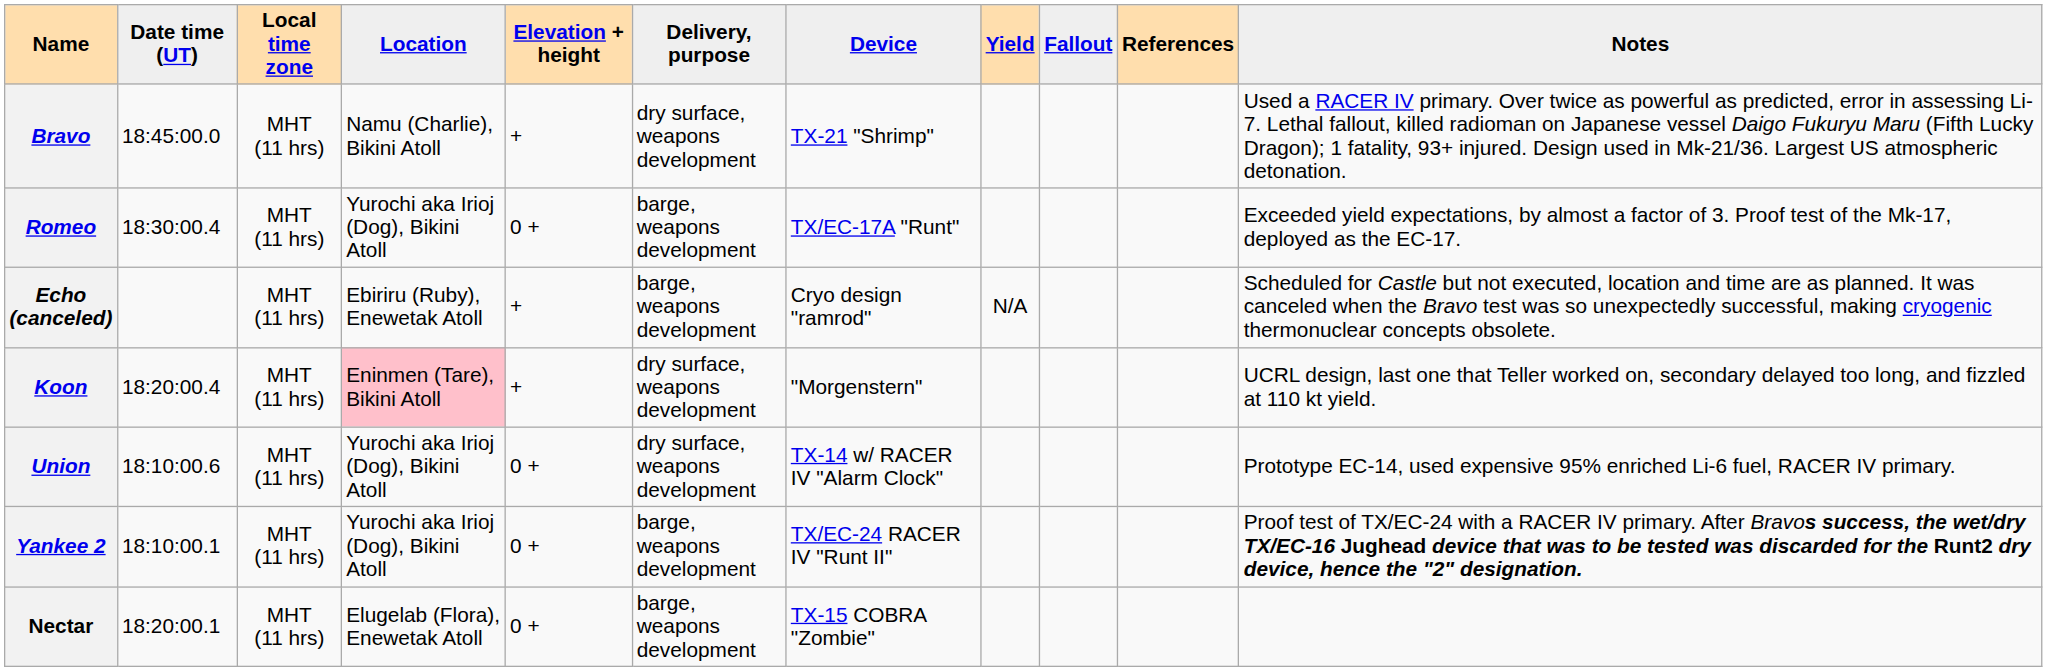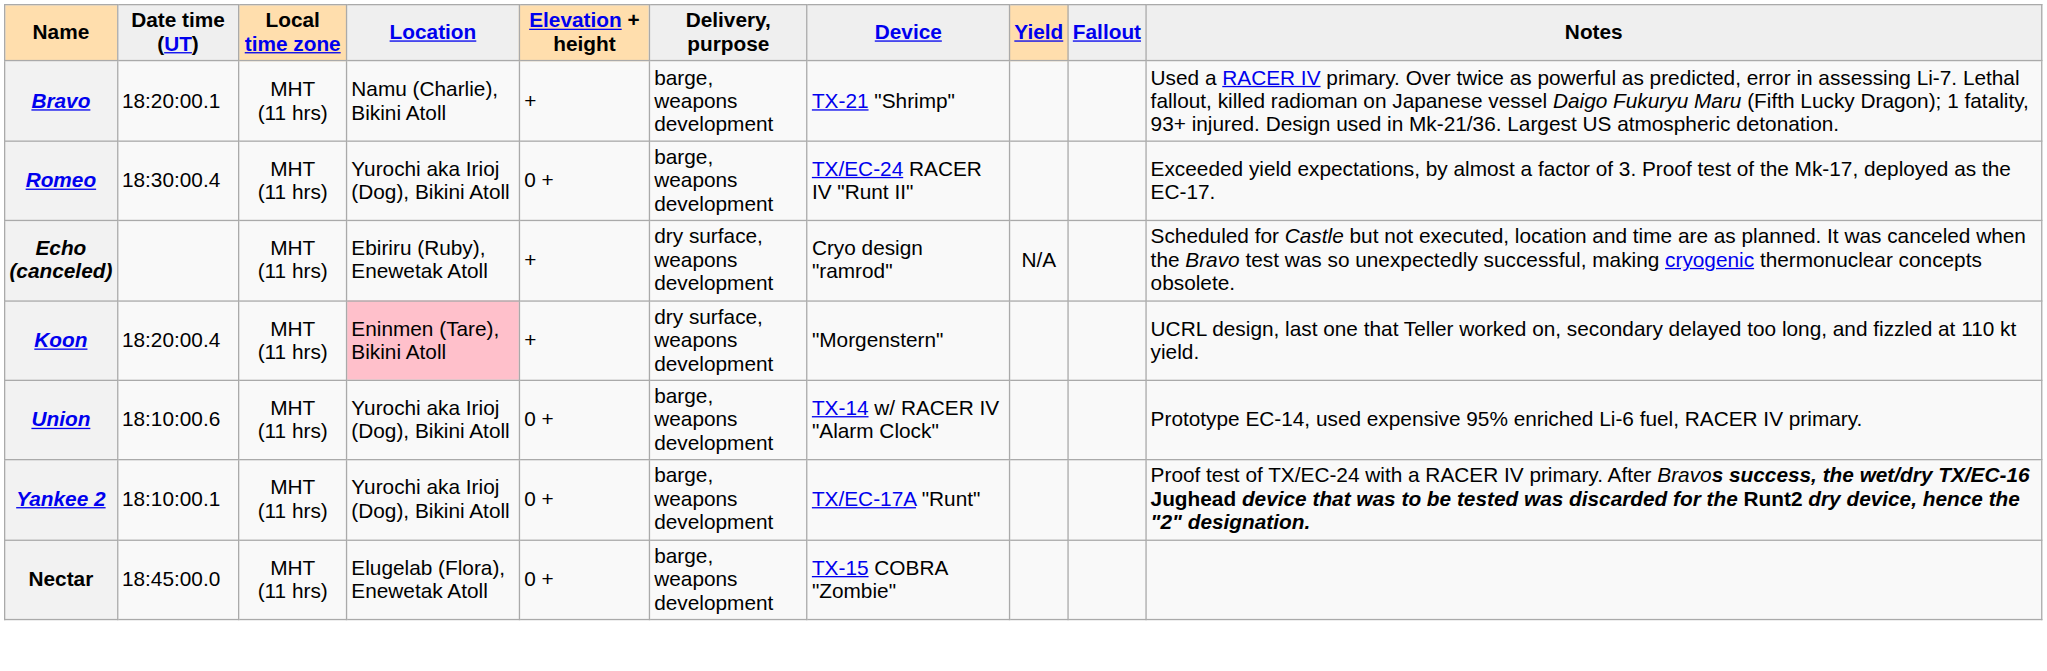- column: (1178, 44)
(171, 135) 18:45:00.0 -> (171, 100) 18:20:00.1
(696, 135) dry surface, weapons development -> (714, 100) barge, weapons development
(875, 227) TX/EC-17A "Runt" -> (897, 180) TX/EC-24 RACER IV "Runt II"
(696, 307) barge, weapons development -> (714, 260) dry surface, weapons development
(696, 466) dry surface, weapons development -> (714, 419) barge, weapons development
(876, 546) TX/EC-24 RACER IV "Runt II" -> (896, 499) TX/EC-17A "Runt"
(171, 626) 18:20:00.1 -> (171, 579) 18:45:00.0
